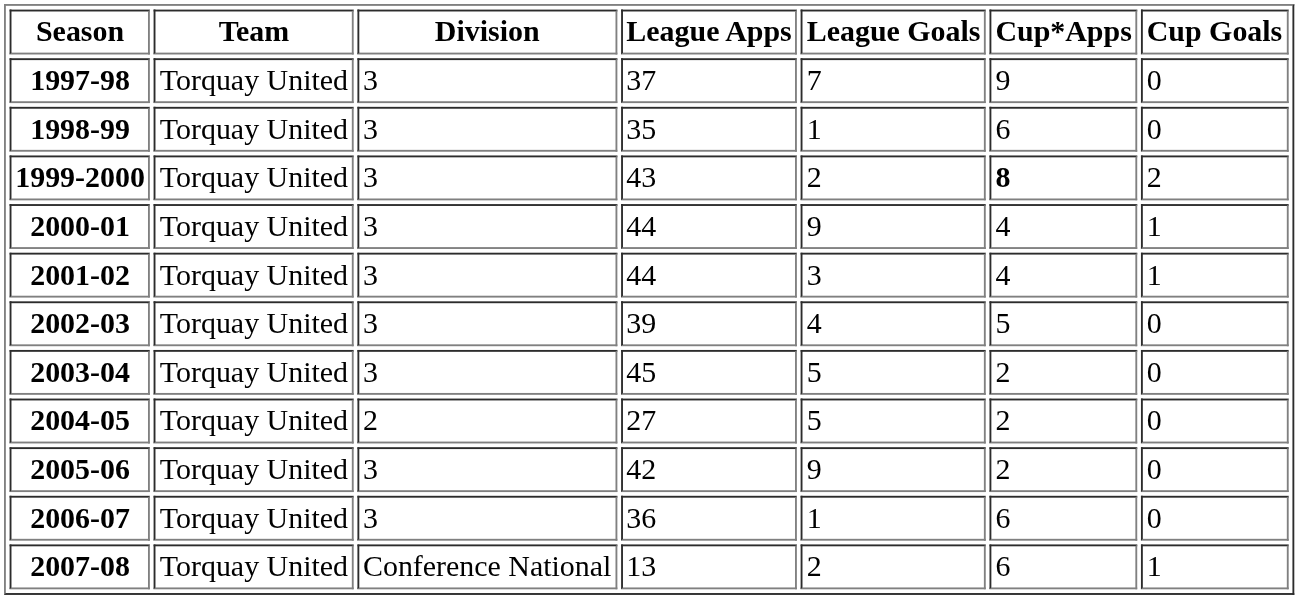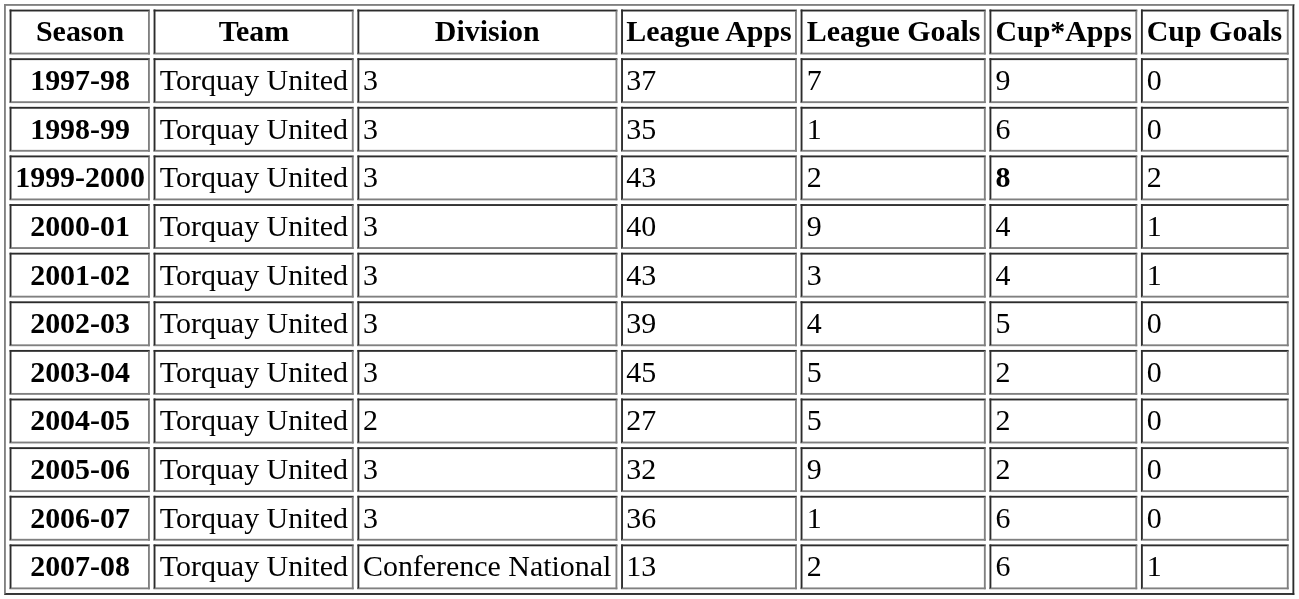(641, 226) 44 -> (641, 226) 40
(641, 274) 44 -> (641, 274) 43
(641, 469) 42 -> (641, 469) 32
